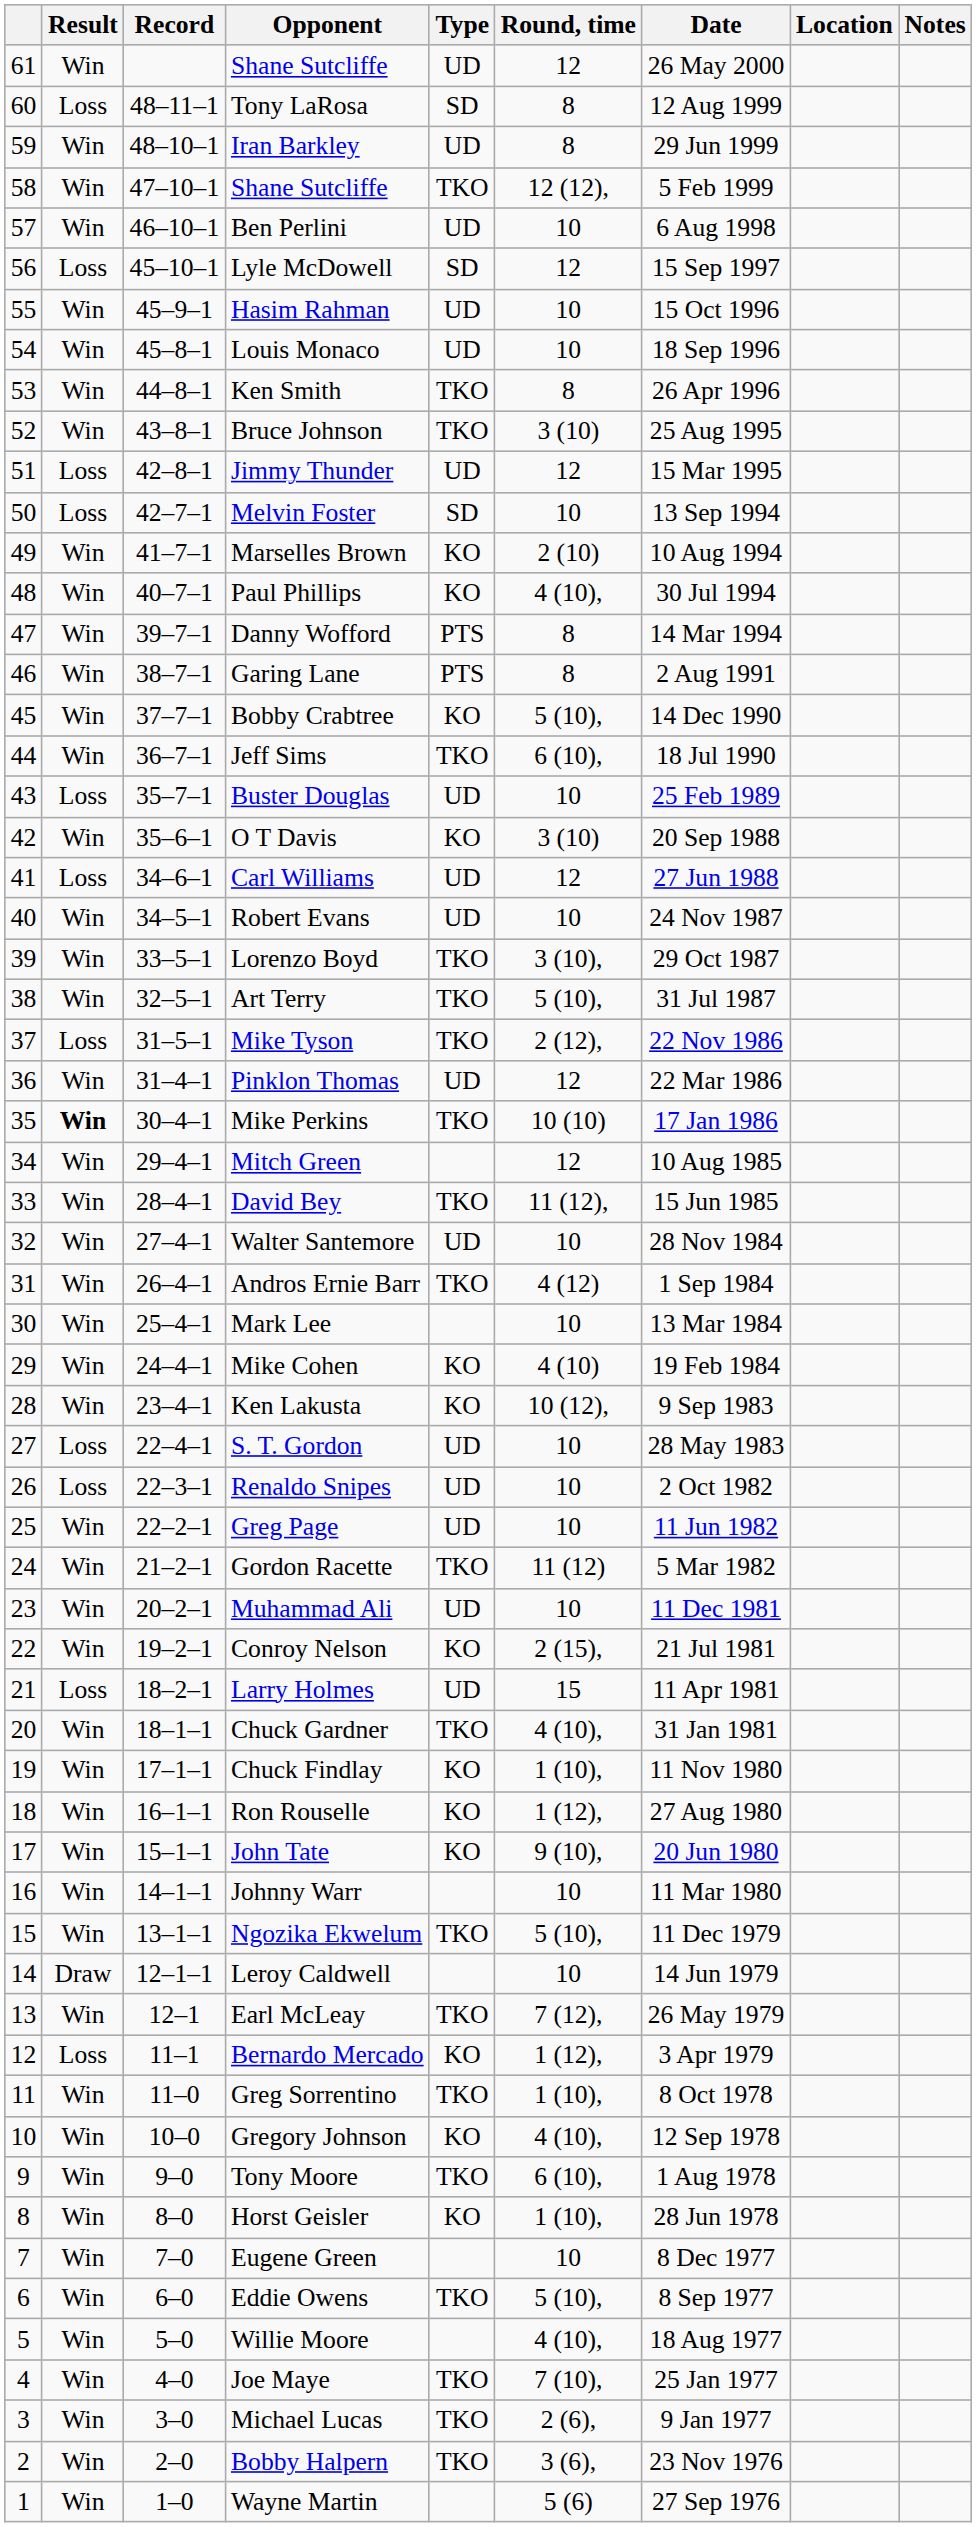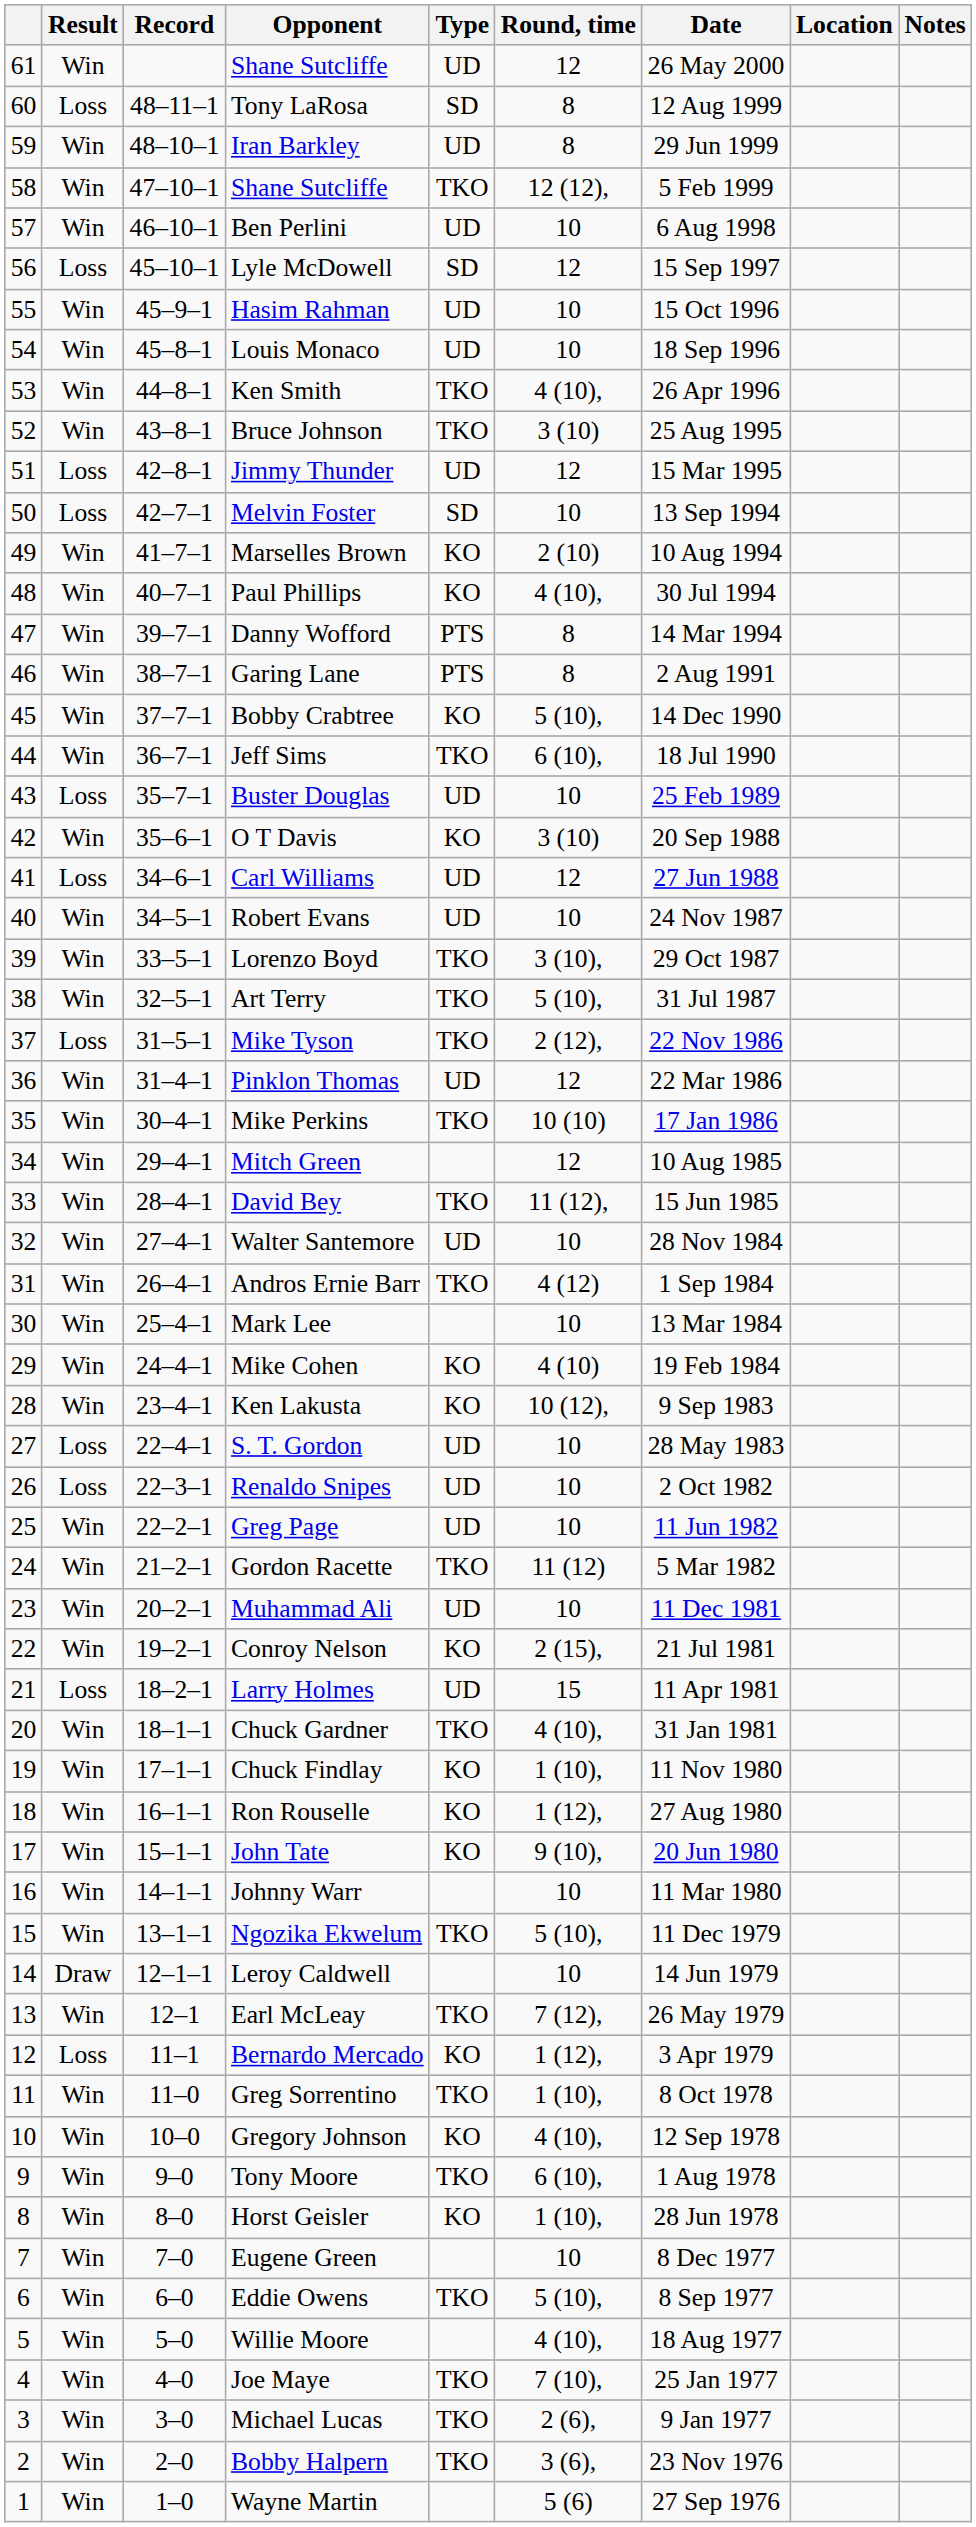(568, 390) 8 -> (568, 390) 4 (10),
(83, 1120) bold -> (83, 1120) normal
